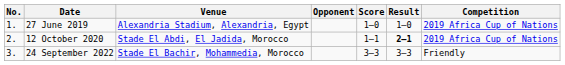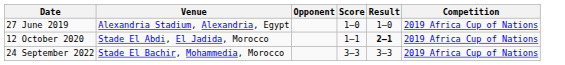- column: (14, 11)
(444, 53) Friendly -> (471, 53) 2019 Africa Cup of Nations
